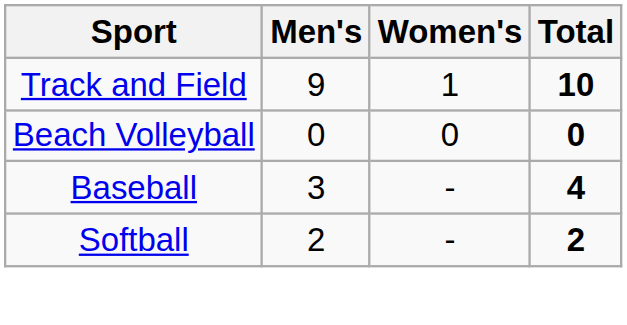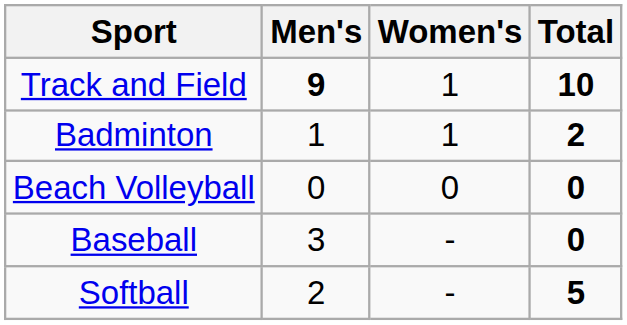(316, 84) normal -> (316, 84) bold
+ row: (134, 136)
(576, 188) 4 -> (576, 240) 0
(576, 240) 2 -> (576, 292) 5
